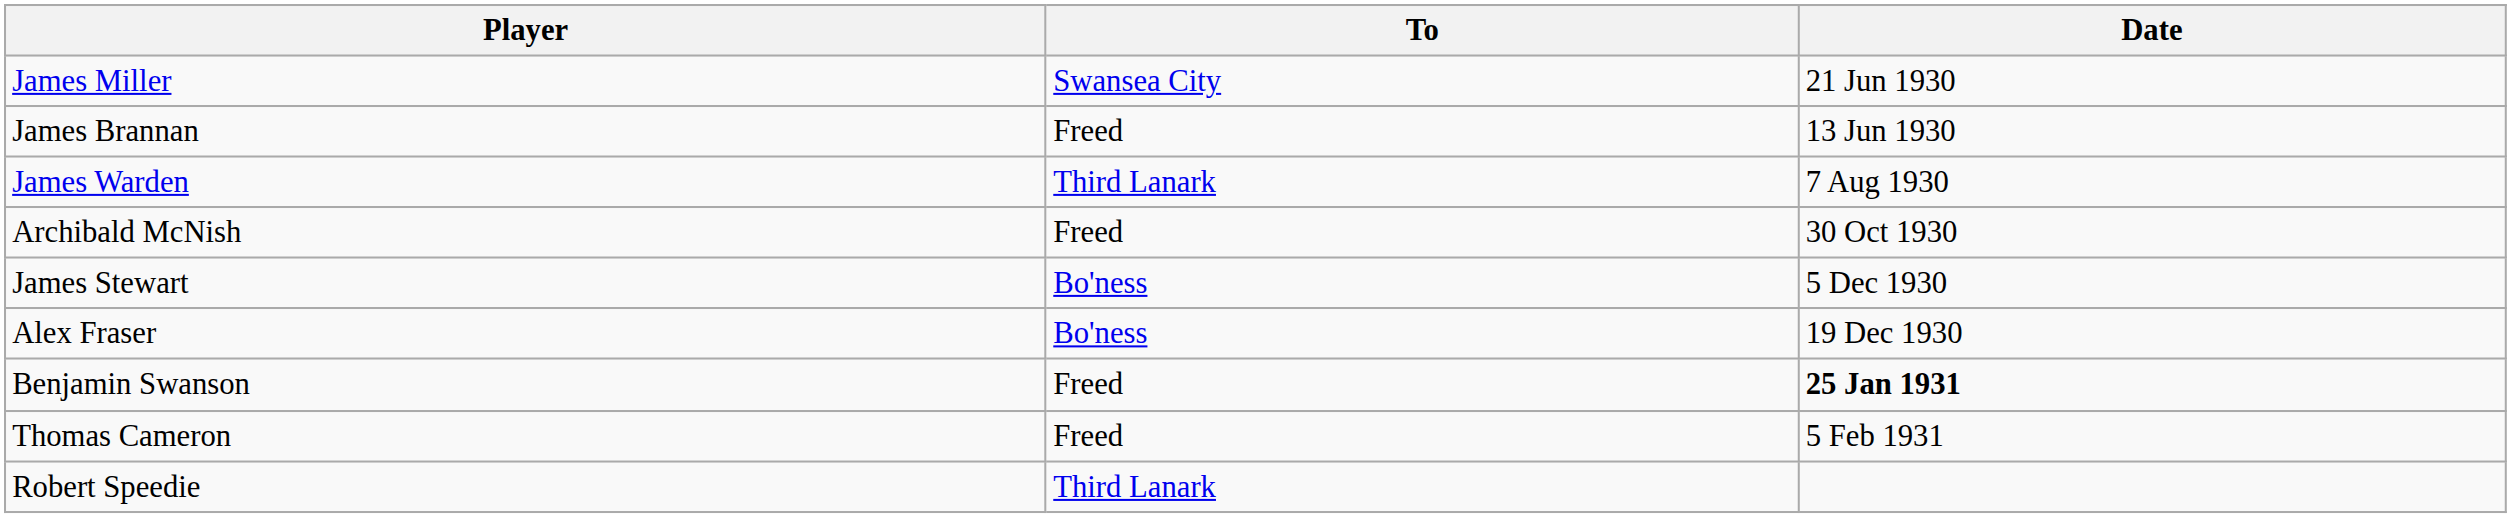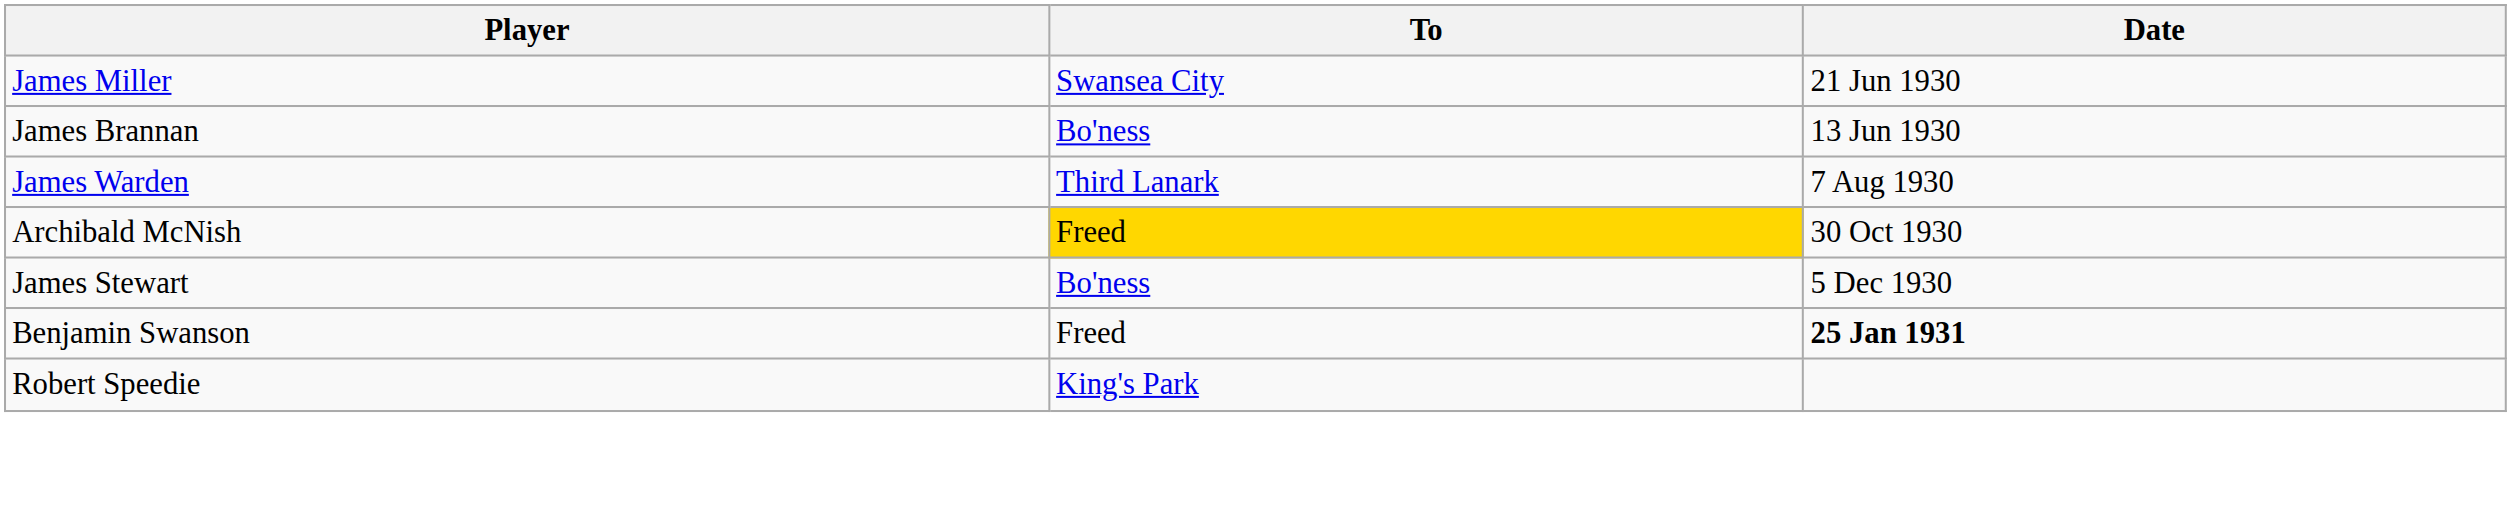(1088, 131) Freed -> (1103, 131) Bo'ness
(1088, 232) no background -> (1091, 232) gold background
- row: (84, 333)
- row: (122, 435)
(1135, 485) Third Lanark -> (1127, 384) King's Park
